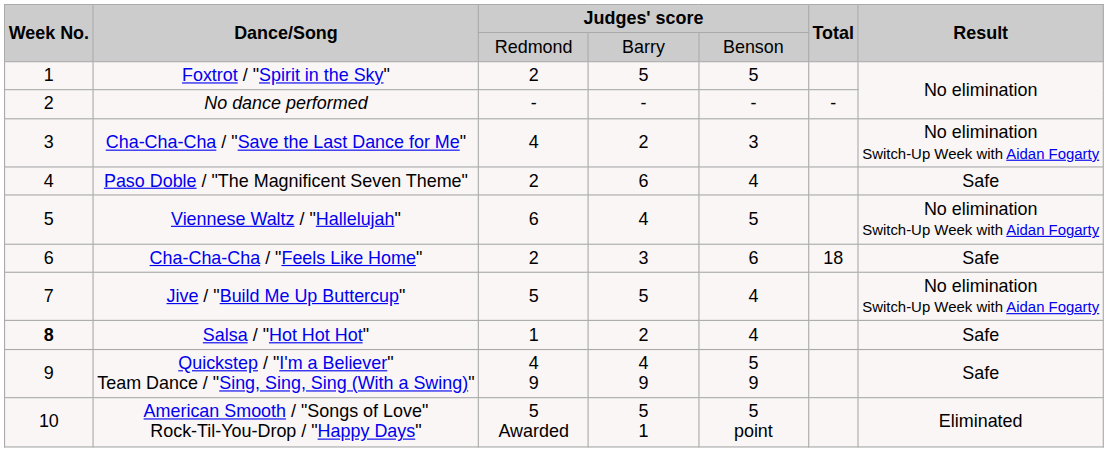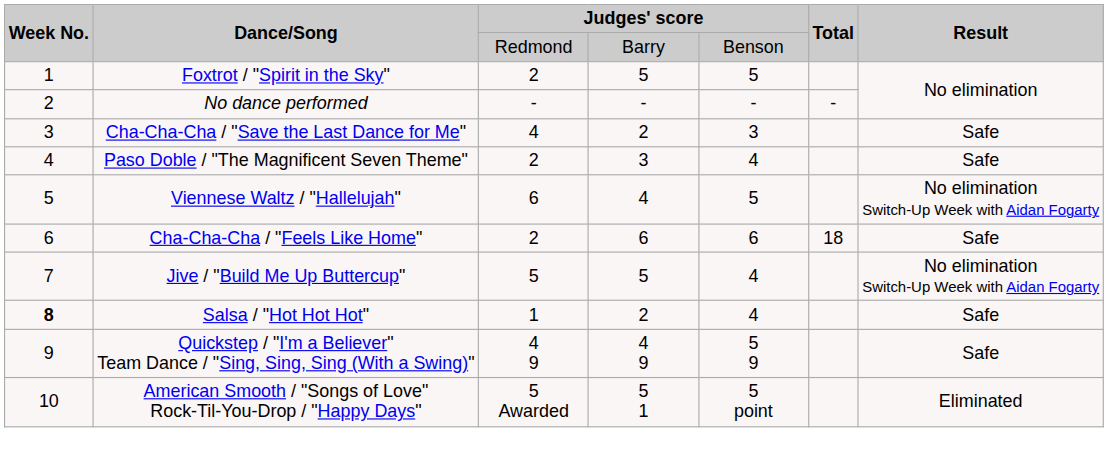(981, 142) No elimination Switch-Up Week with Aidan Fogarty -> (981, 132) Safe
(644, 180) 6 -> (644, 160) 3
(644, 257) 3 -> (644, 237) 6
